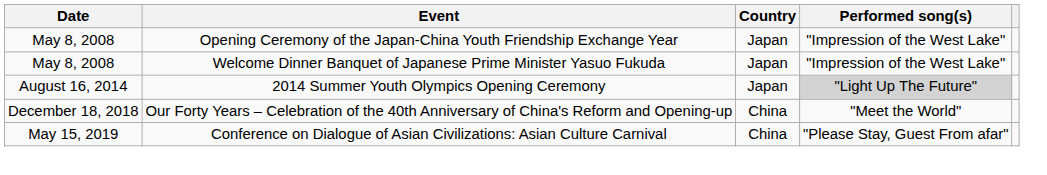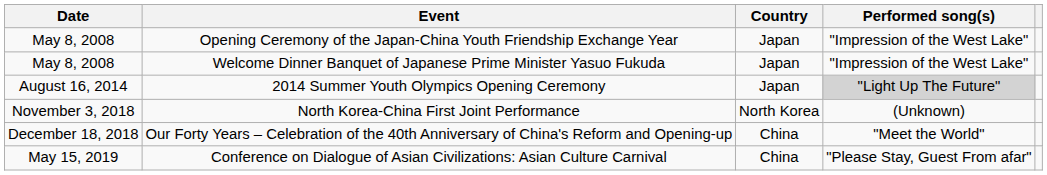+ row: (439, 110)
